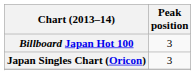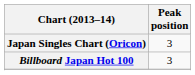rows swapped: (76, 60) <-> (76, 43)
